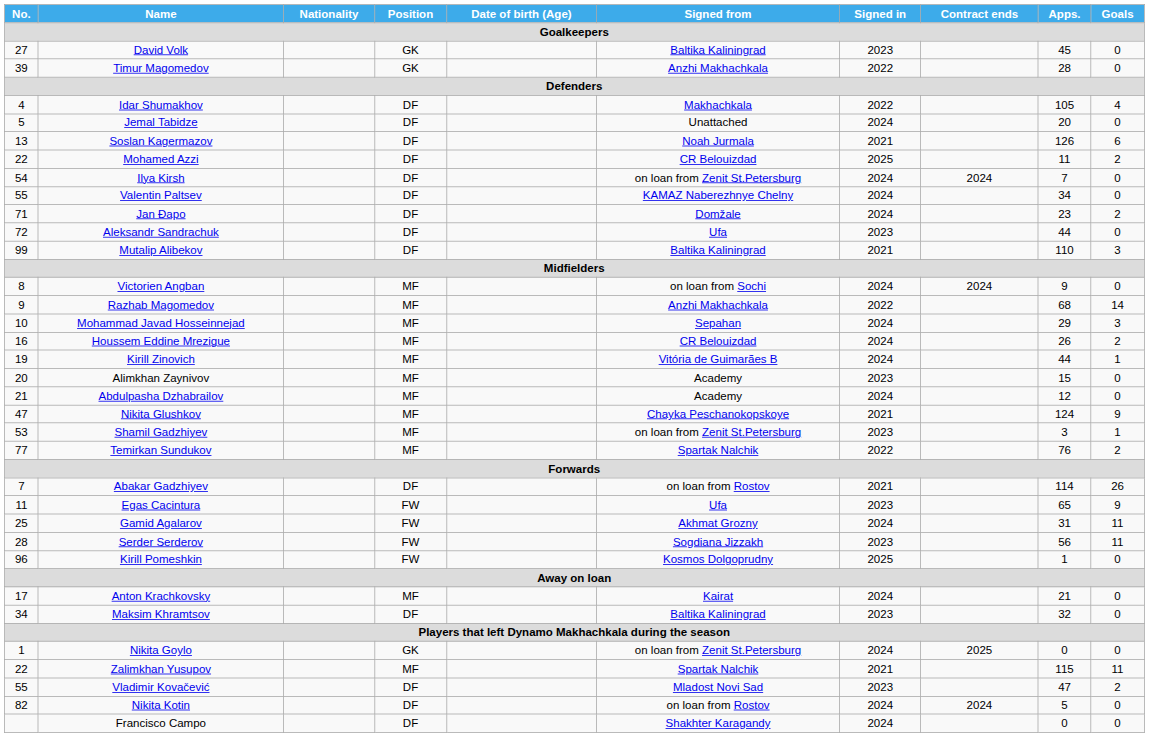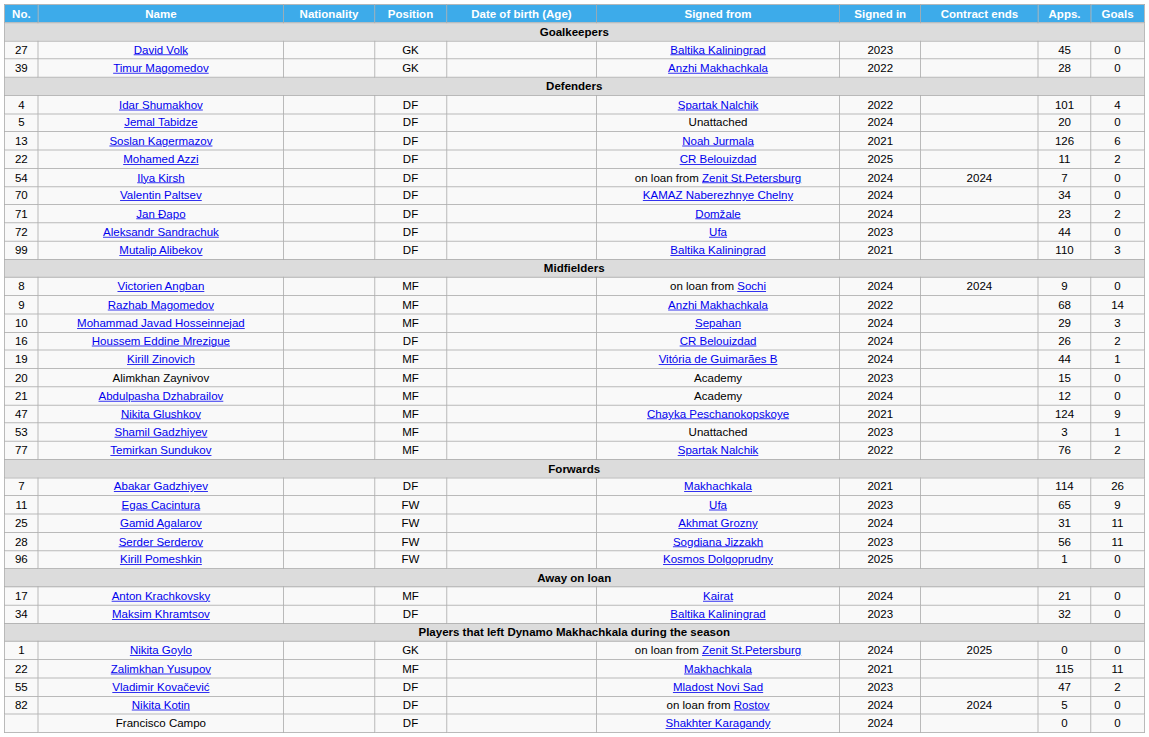(718, 105) Makhachkala -> (718, 105) Spartak Nalchik
(1065, 105) 105 -> (1065, 105) 101
(21, 196) 55 -> (21, 196) 70
(410, 341) MF -> (410, 341) DF
(718, 432) on loan from Zenit St.Petersburg -> (718, 432) Unattached
(718, 487) on loan from Rostov -> (718, 487) Makhachkala
(718, 669) Spartak Nalchik -> (718, 669) Makhachkala
